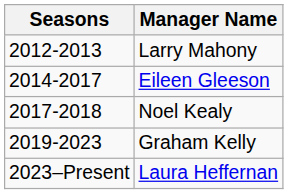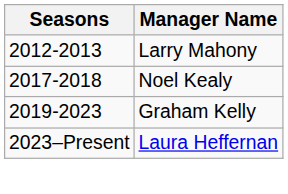- row: (204, 81)
